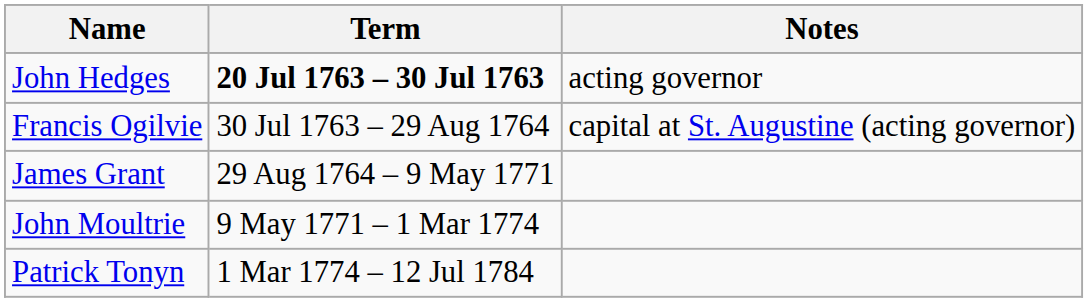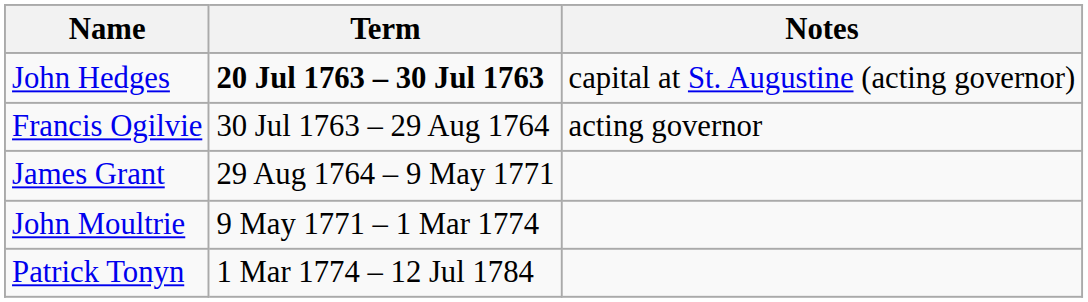(665, 77) acting governor -> (822, 77) capital at St. Augustine (acting governor)
(822, 126) capital at St. Augustine (acting governor) -> (665, 126) acting governor
